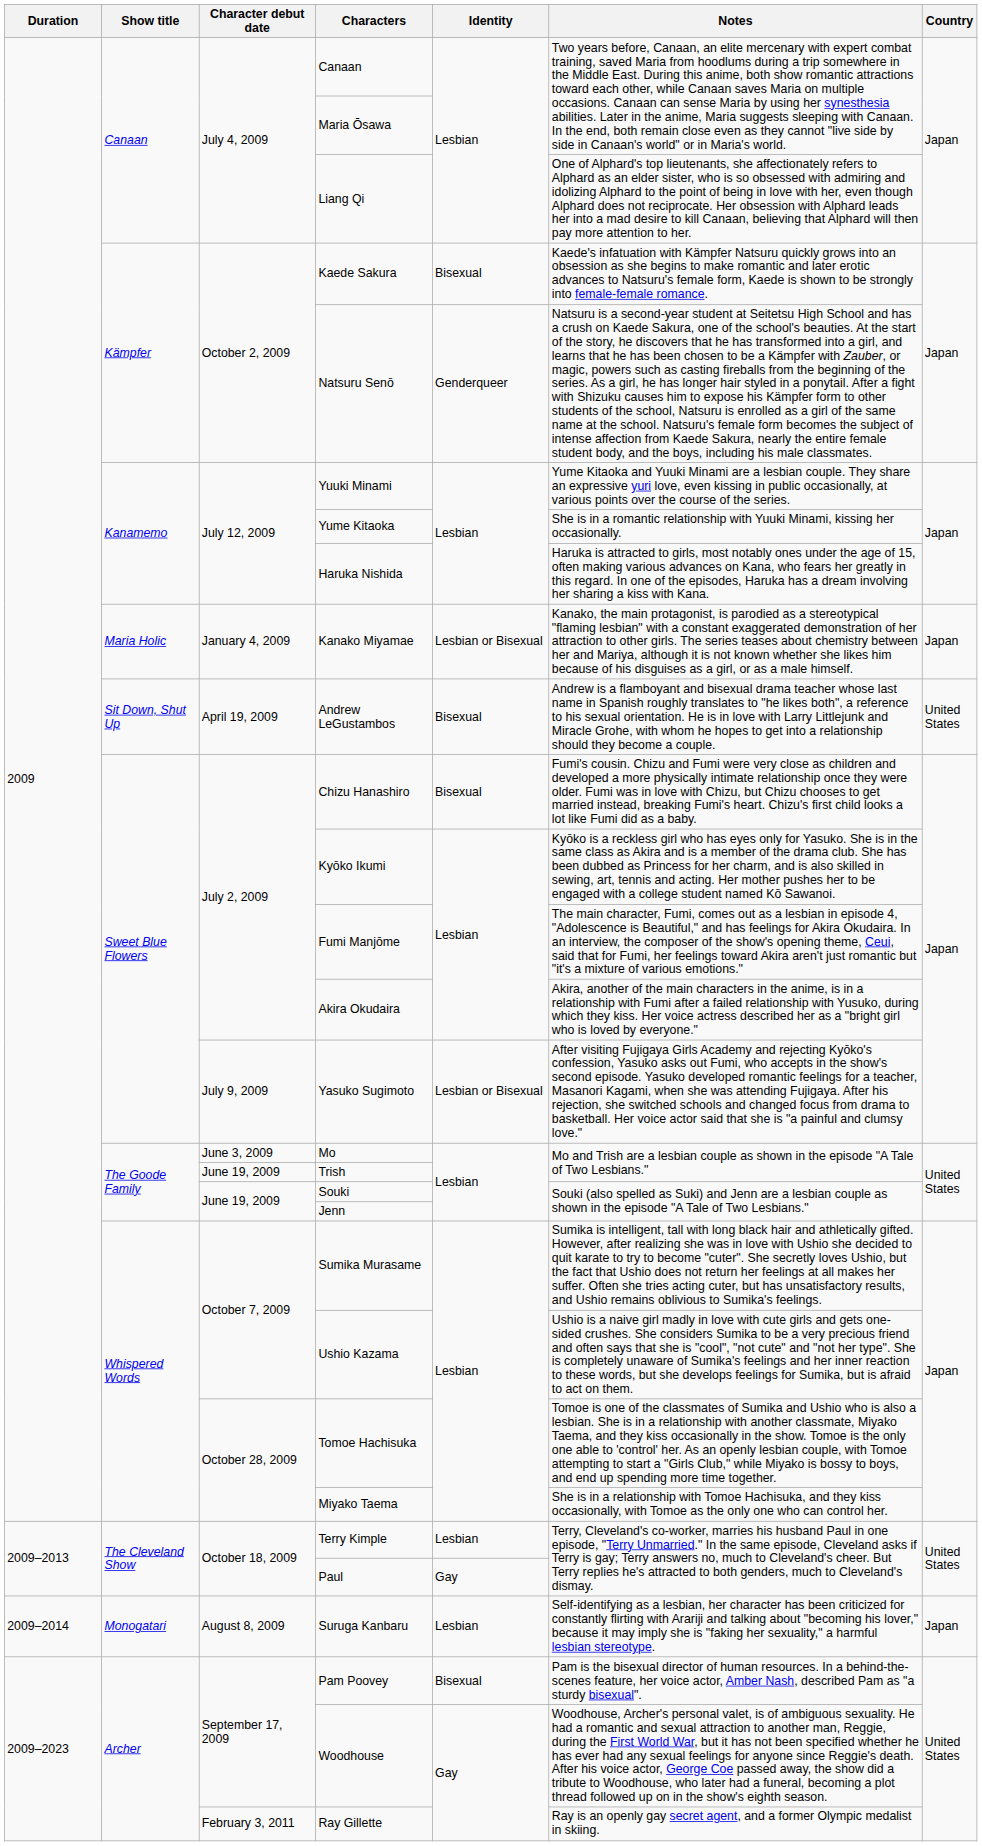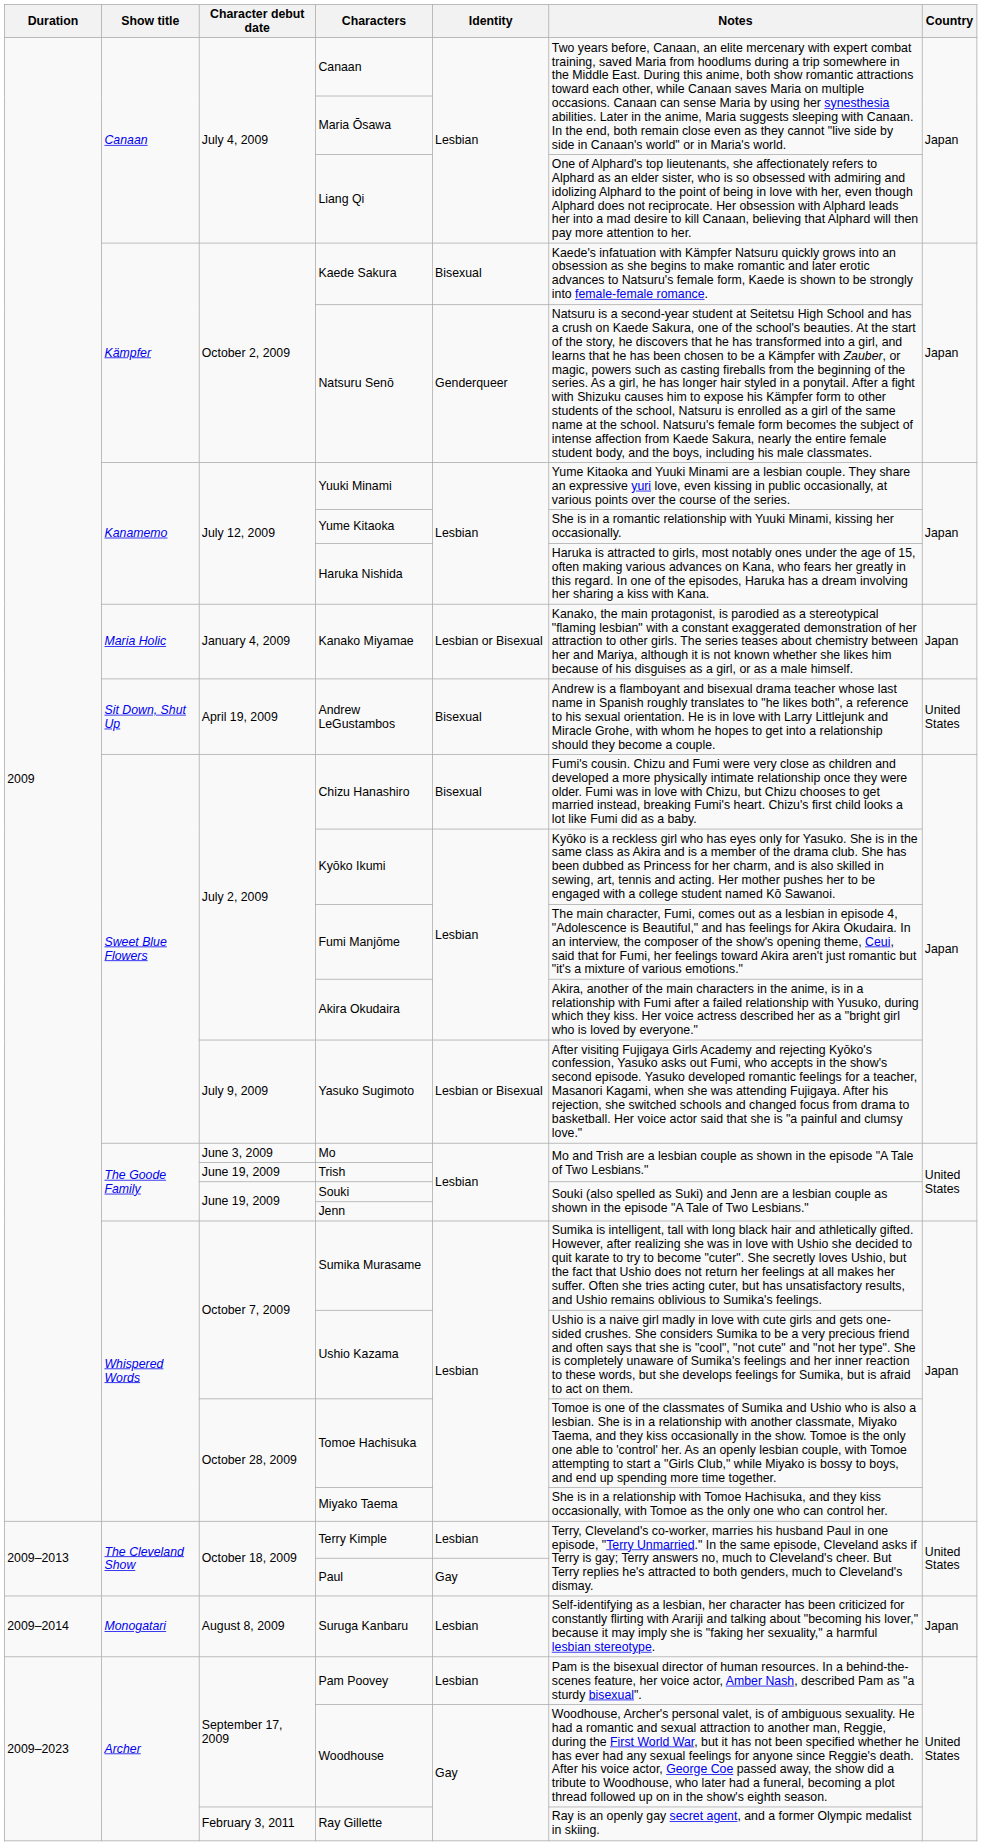(458, 1680) Bisexual -> (457, 1680) Lesbian
